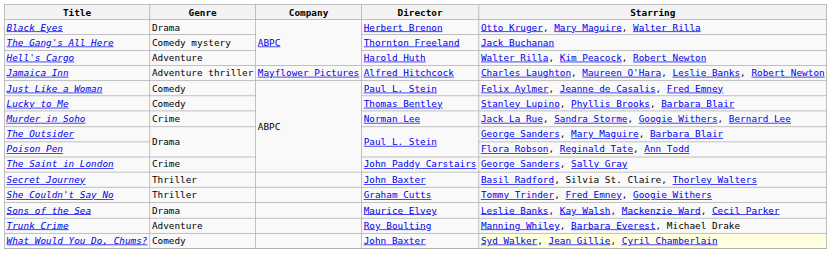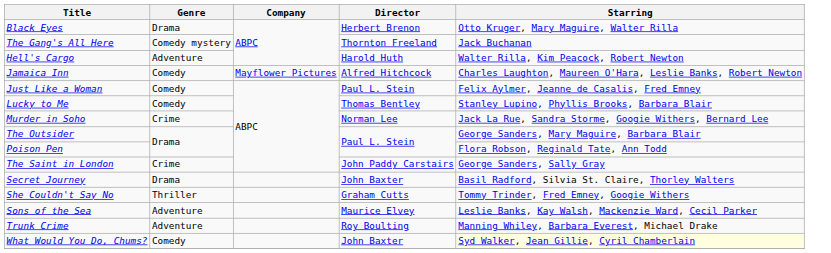(203, 73) Adventure thriller -> (169, 73) Comedy
(174, 180) Thriller -> (166, 180) Drama
(166, 210) Drama -> (177, 210) Adventure
